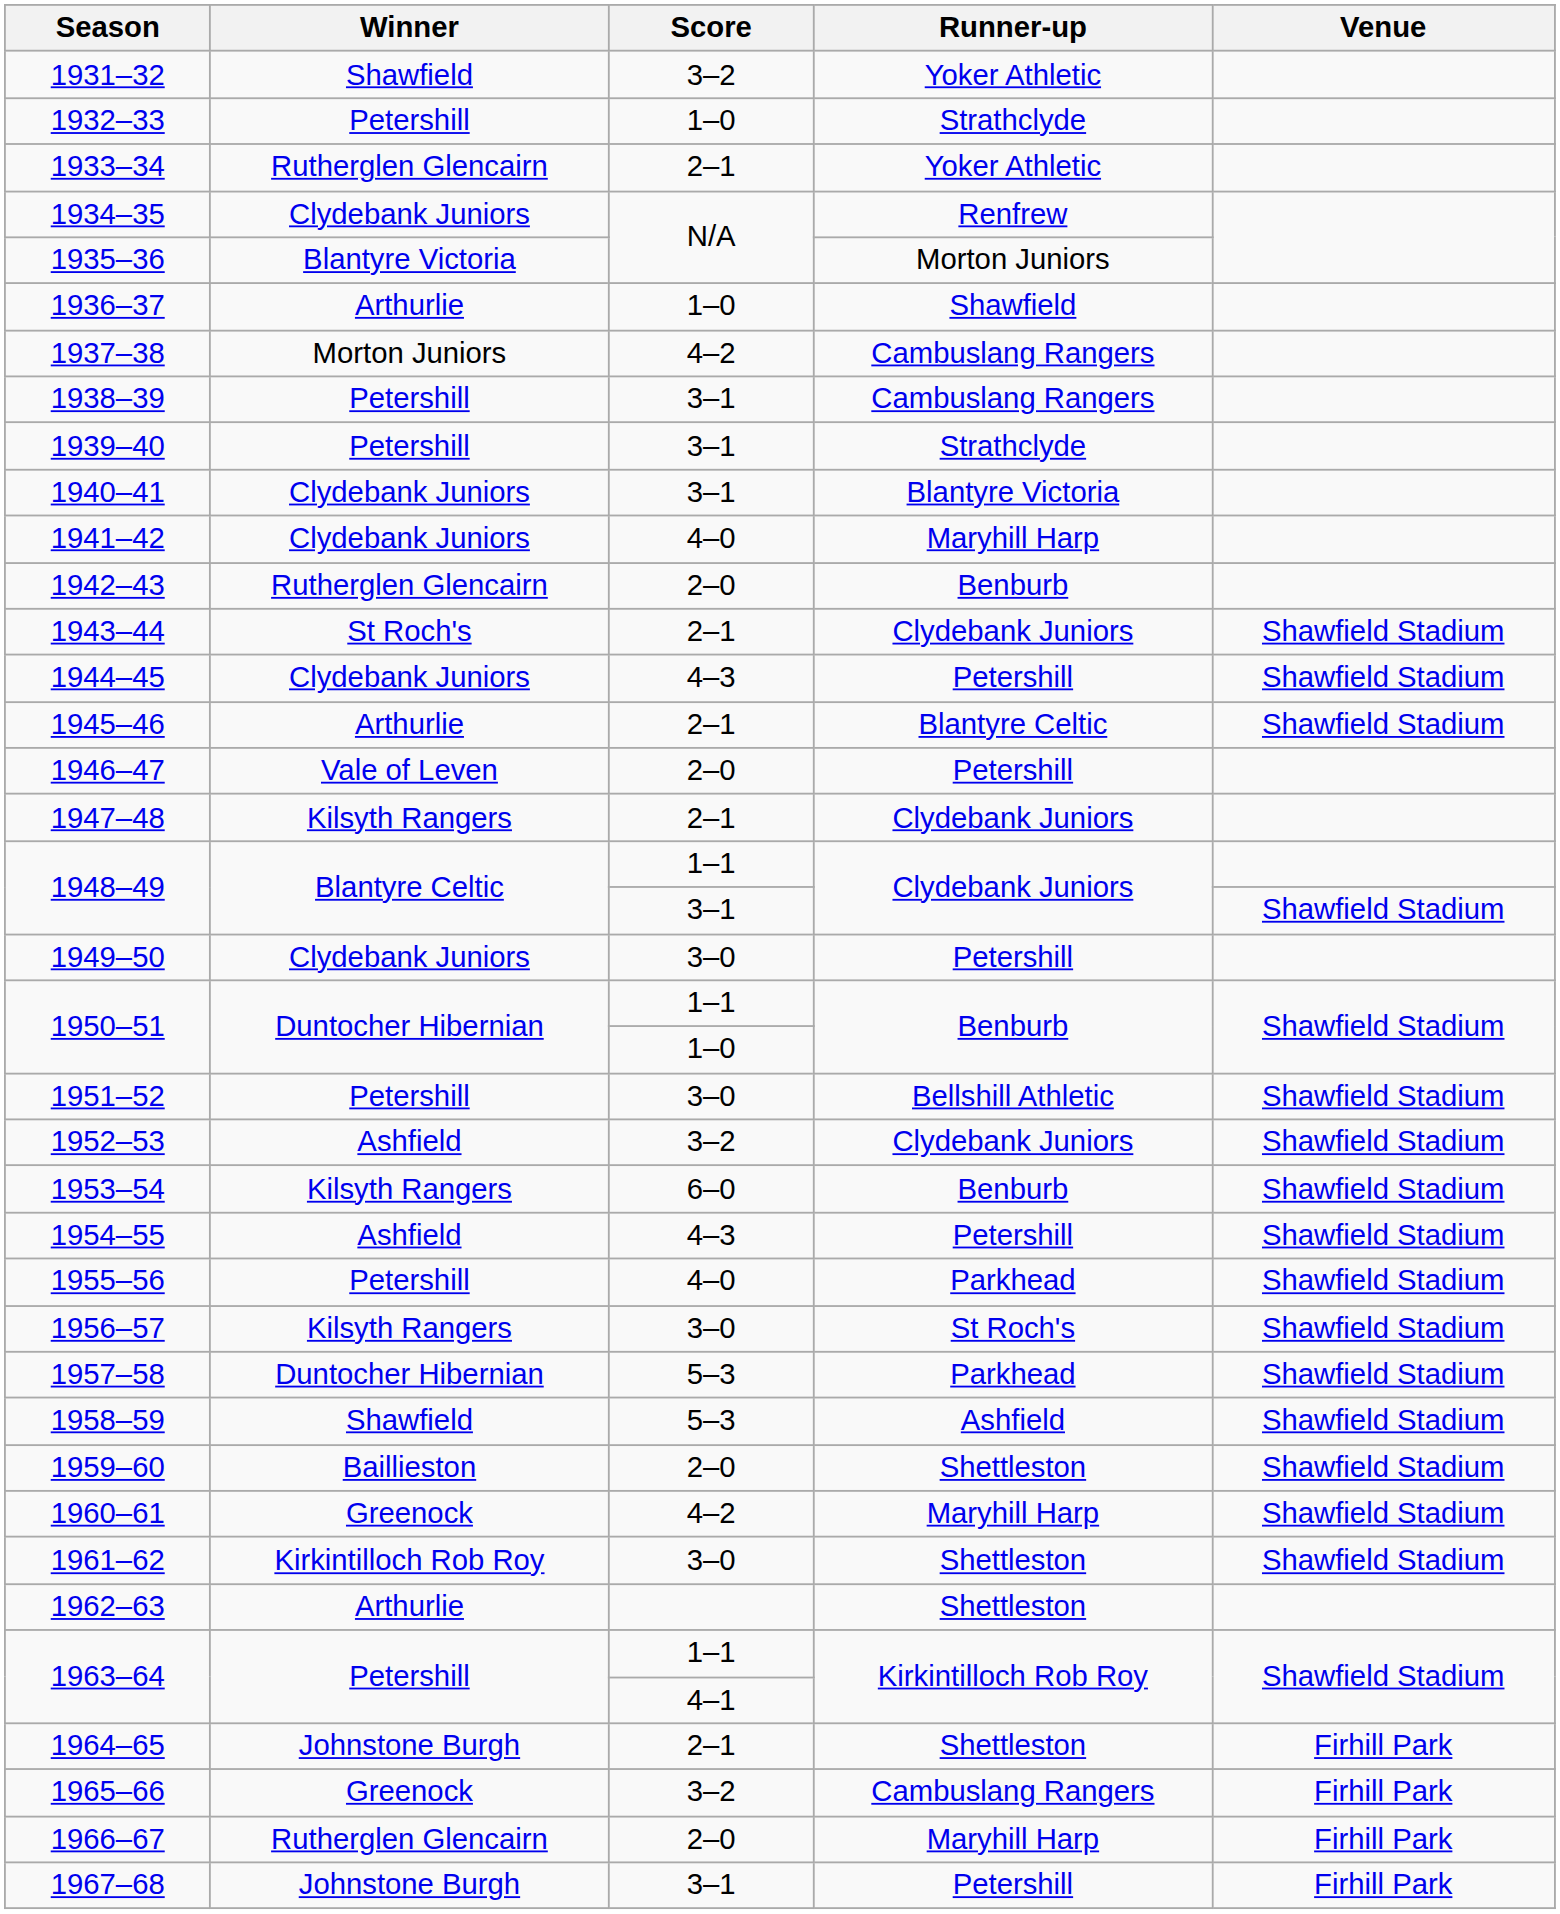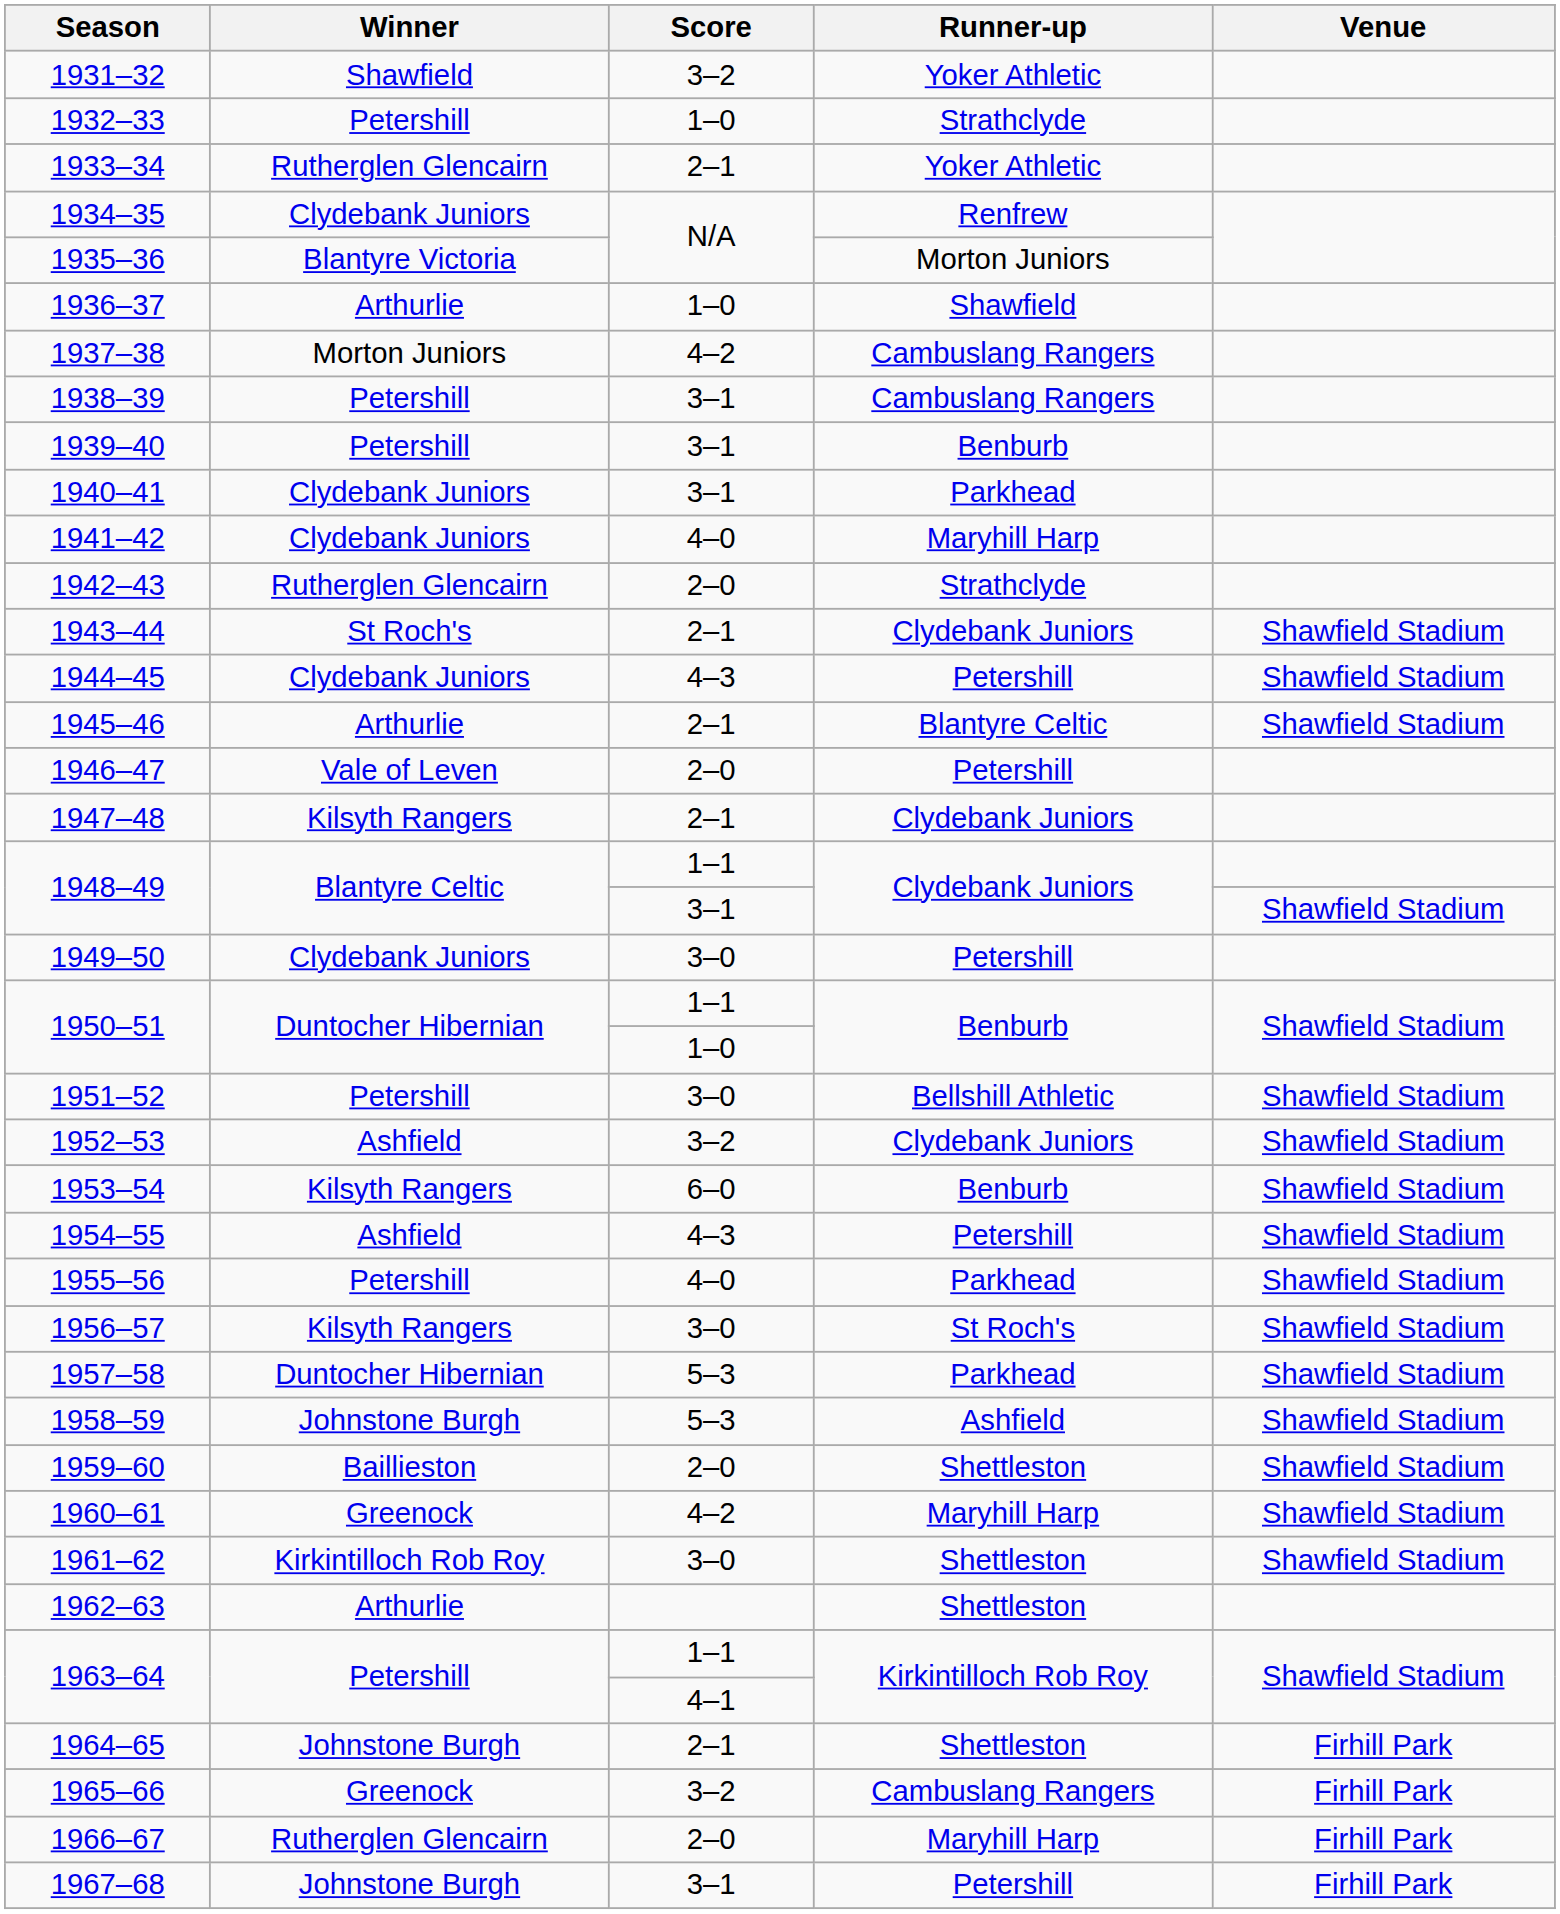(1013, 445) Strathclyde -> (1013, 445) Benburb
(1013, 492) Blantyre Victoria -> (1013, 492) Parkhead
(1013, 584) Benburb -> (1013, 584) Strathclyde
(409, 1420) Shawfield -> (409, 1420) Johnstone Burgh
